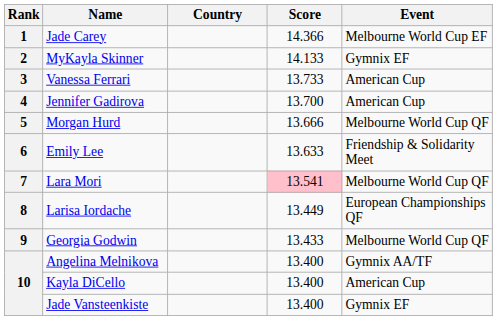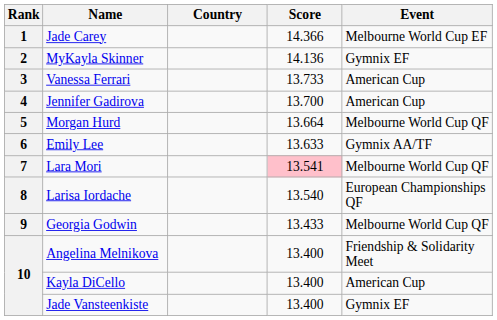(305, 58) 14.133 -> (305, 58) 14.136
(305, 123) 13.666 -> (305, 123) 13.664
(410, 152) Friendship & Solidarity Meet -> (389, 144) Gymnix AA/TF
(305, 210) 13.449 -> (305, 195) 13.540
(389, 261) Gymnix AA/TF -> (410, 253) Friendship & Solidarity Meet
